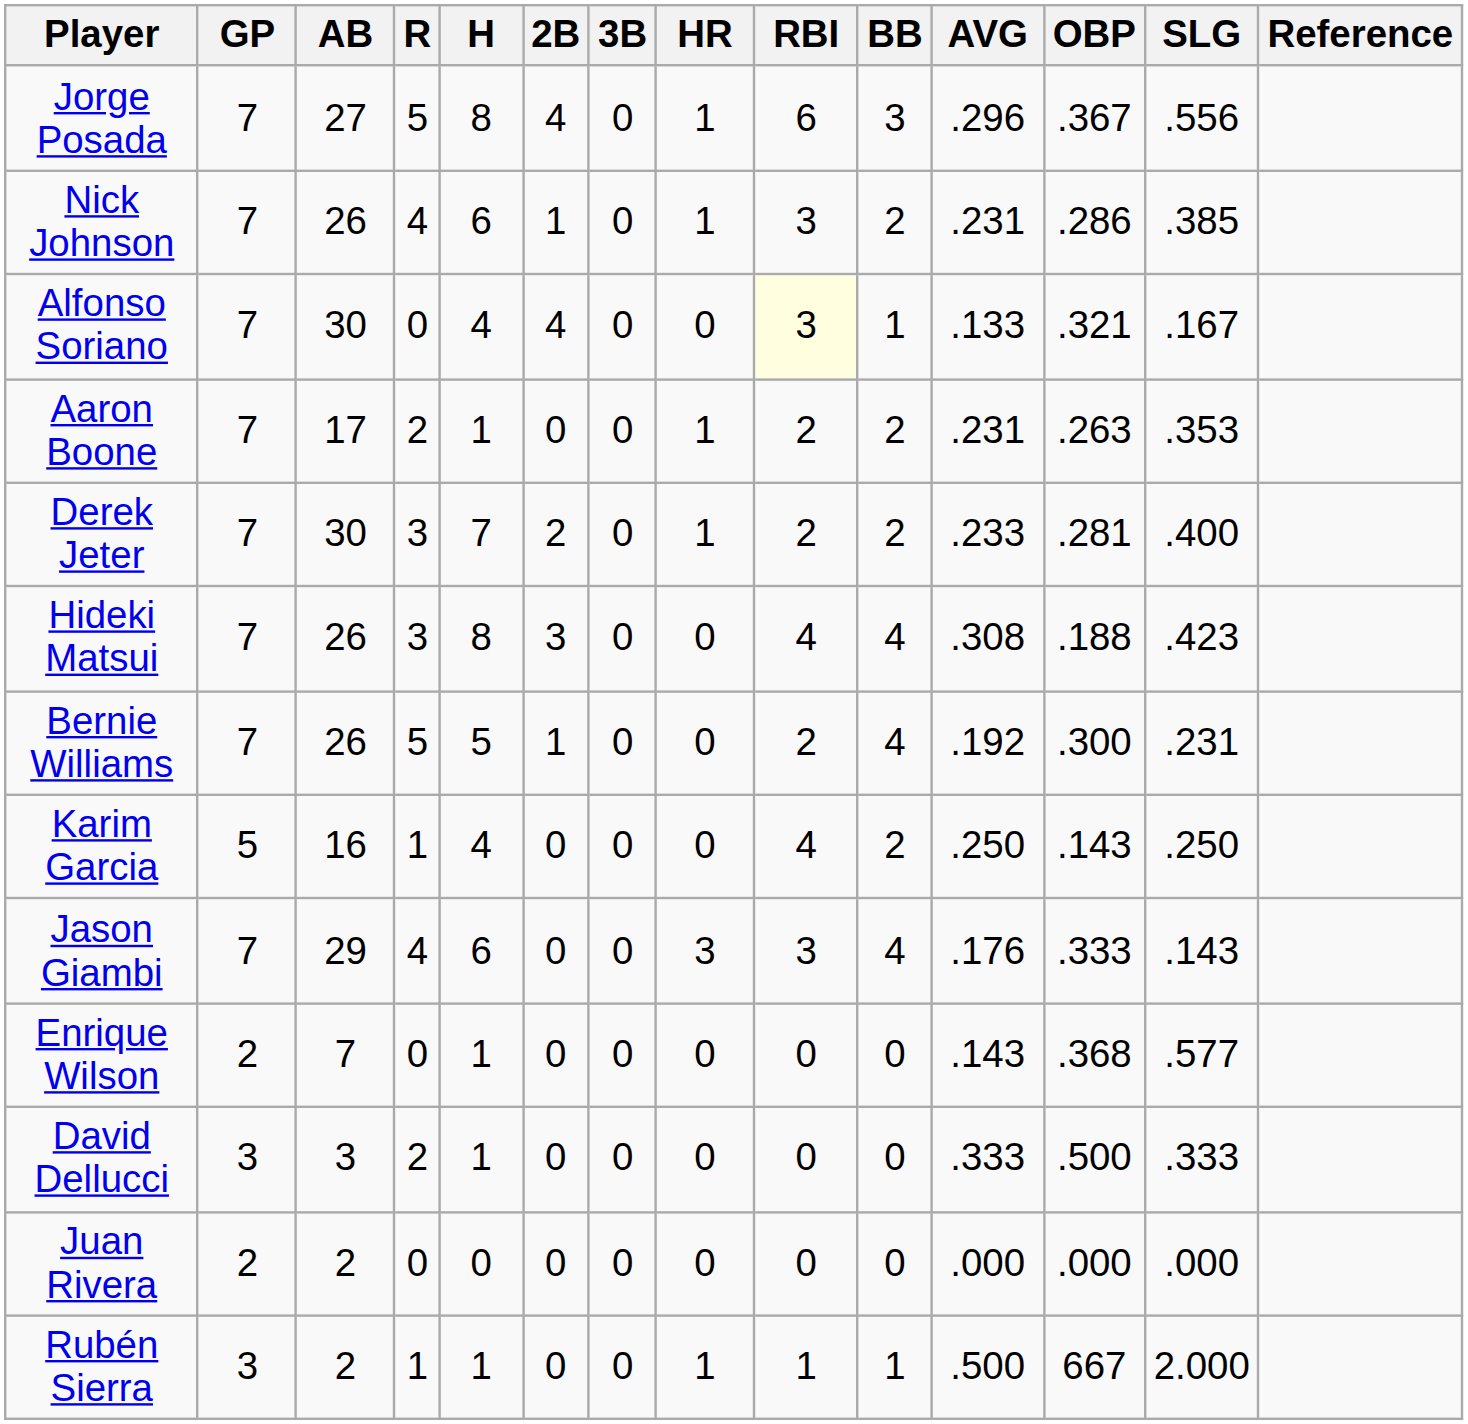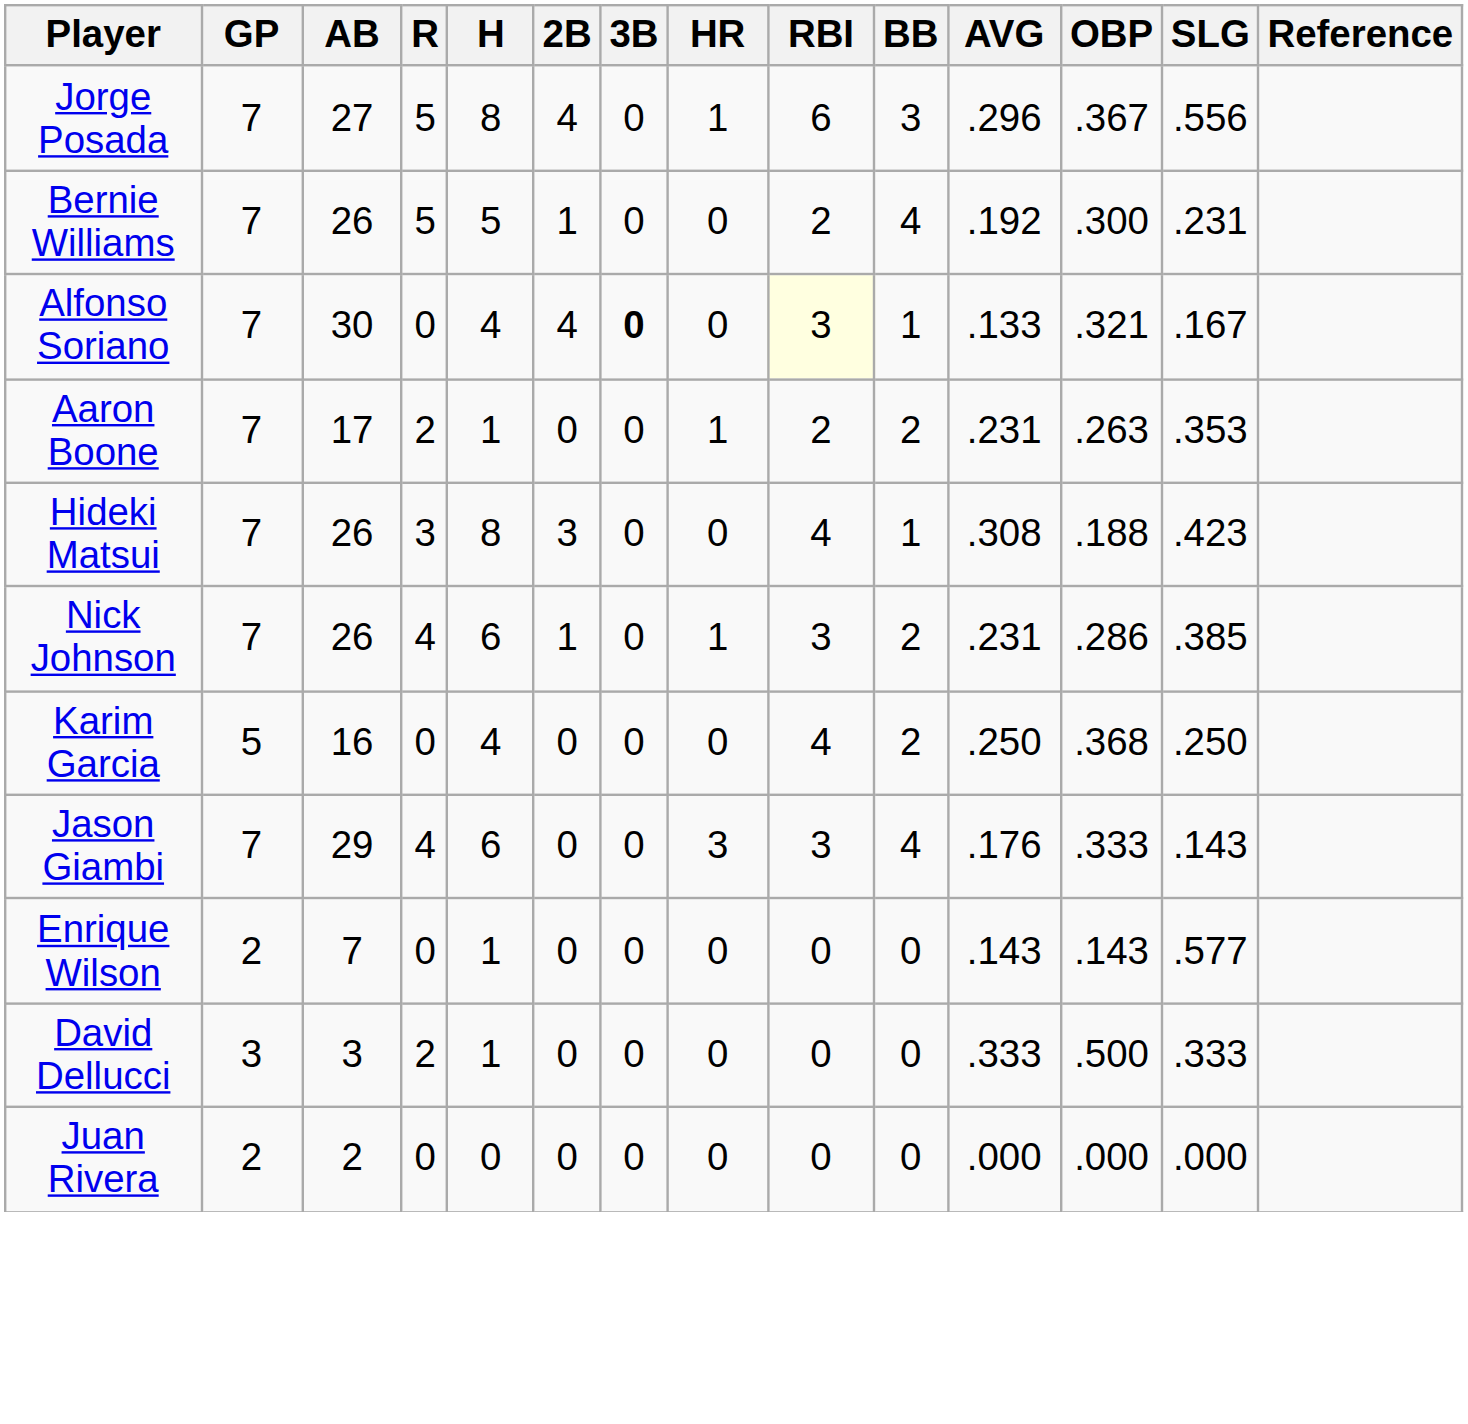rows swapped: (102, 221) <-> (102, 742)
(623, 325) normal -> (634, 325) bold
- row: (102, 533)
(895, 637) 4 -> (911, 533) 1
(417, 846) 1 -> (425, 742) 0
(1094, 846) .143 -> (1112, 742) .368
(1094, 1054) .368 -> (1112, 950) .143
- row: (102, 1366)
